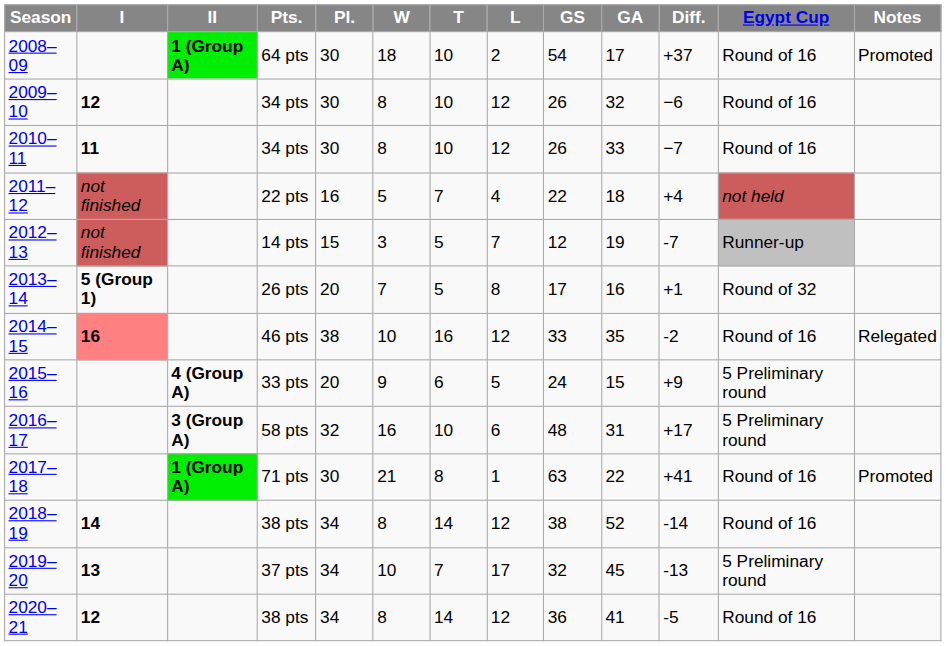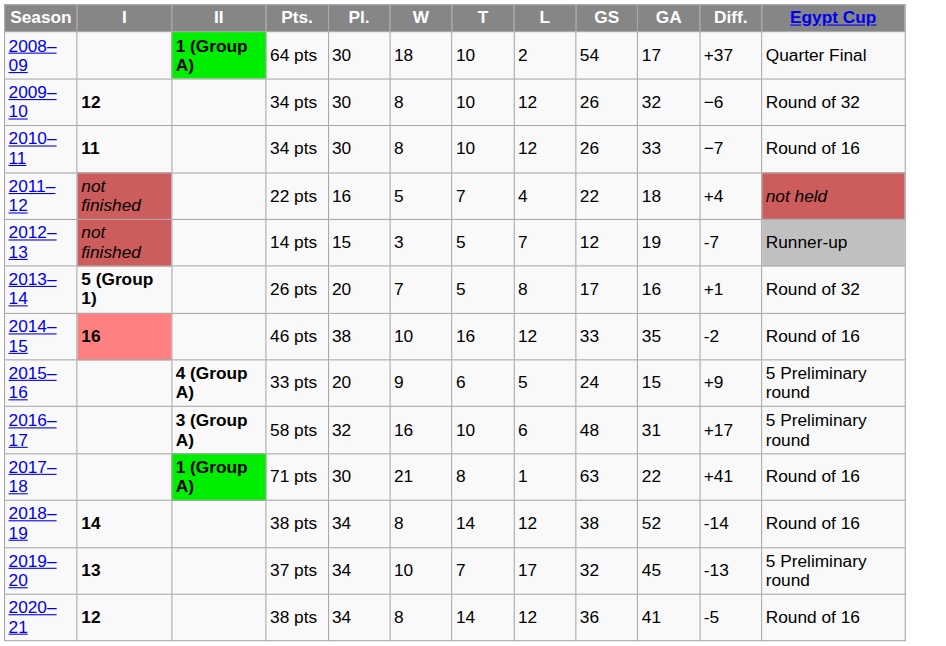- column: (897, 18)
(769, 55) Round of 16 -> (816, 55) Quarter Final
(769, 102) Round of 16 -> (813, 102) Round of 32
